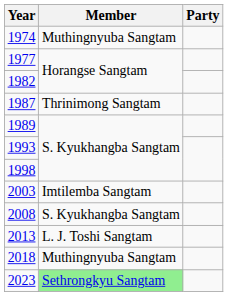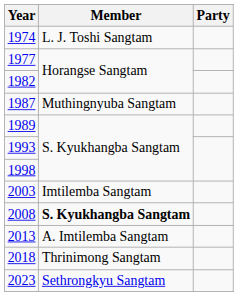(109, 37) Muthingnyuba Sangtam -> (97, 37) L. J. Toshi Sangtam
(101, 103) Thrinimong Sangtam -> (109, 103) Muthingnyuba Sangtam
(111, 214) normal -> (116, 214) bold
(97, 236) L. J. Toshi Sangtam -> (105, 236) A. Imtilemba Sangtam
(109, 258) Muthingnyuba Sangtam -> (101, 258) Thrinimong Sangtam
(104, 280) lightgreen background -> (104, 280) no background
